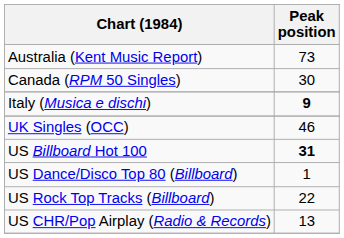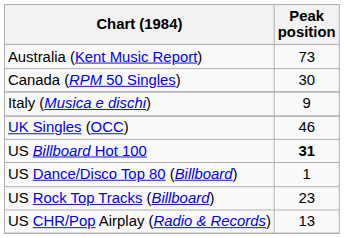(307, 103) bold -> (307, 103) normal
(307, 198) 22 -> (307, 198) 23
